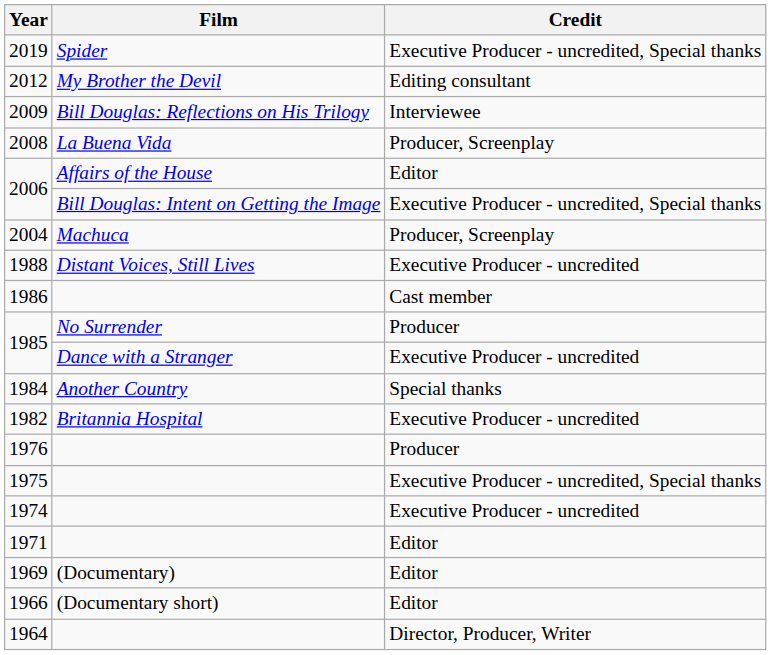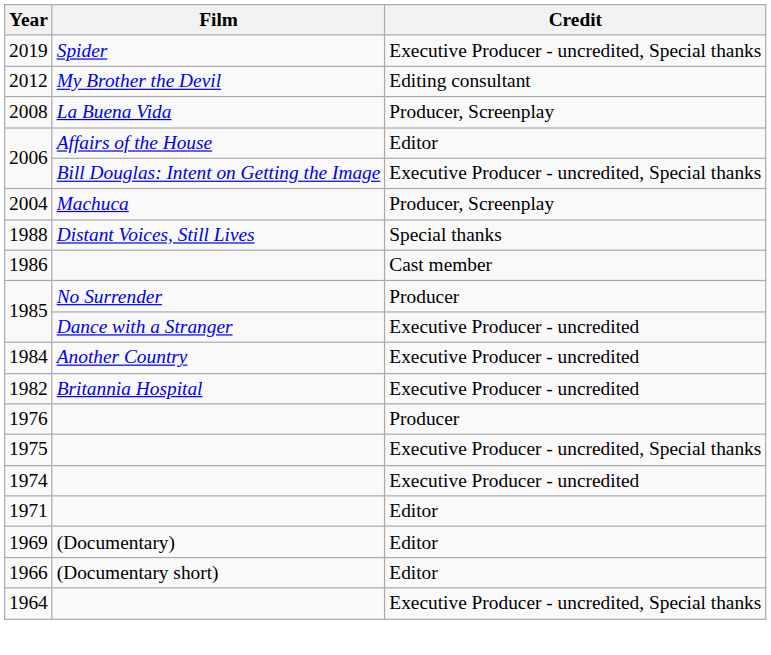- row: (28, 111)
(514, 265) Executive Producer - uncredited -> (446, 234) Special thanks
(446, 388) Special thanks -> (514, 357) Executive Producer - uncredited
(490, 633) Director, Producer, Writer -> (575, 603) Executive Producer - uncredited, Special thanks
